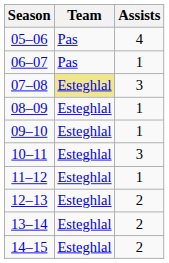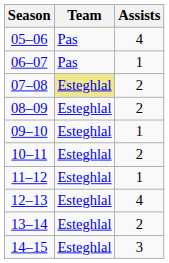(139, 85) 3 -> (139, 85) 2
(139, 108) 1 -> (139, 108) 2
(139, 154) 3 -> (139, 154) 2
(139, 200) 2 -> (139, 200) 4
(139, 246) 2 -> (139, 246) 3
